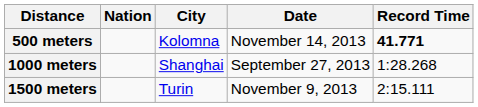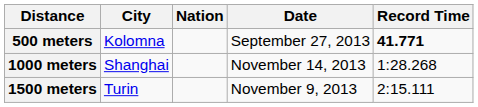columns swapped: (128, 16) <-> (191, 16)
(298, 41) November 14, 2013 -> (300, 41) September 27, 2013
(300, 65) September 27, 2013 -> (298, 65) November 14, 2013
